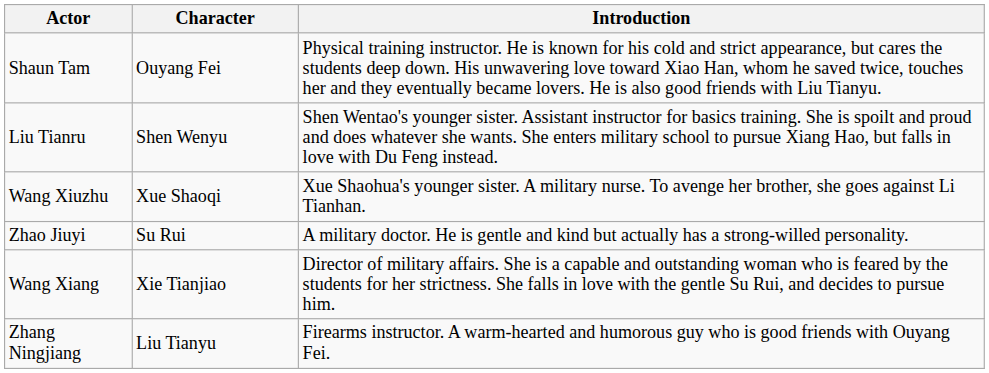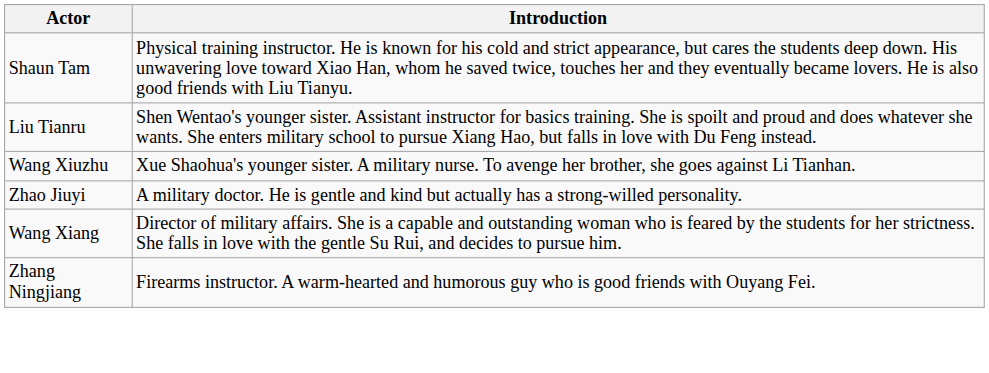- column: (215, 18)
